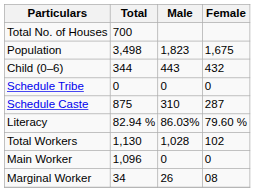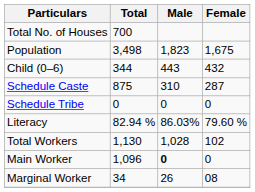rows swapped: (48, 104) <-> (45, 86)
(164, 159) normal -> (164, 159) bold
